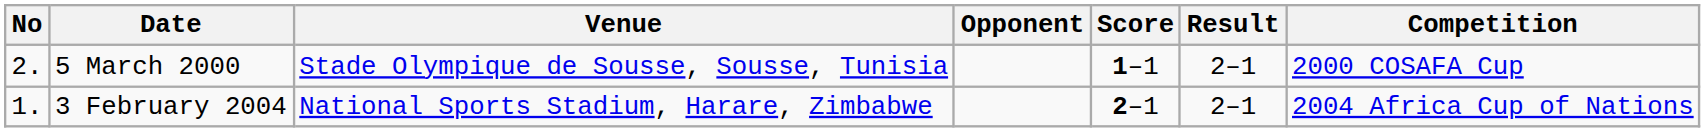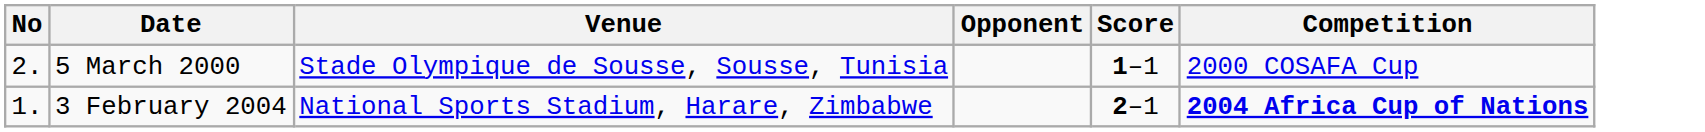- column: (1233, 25)
(1493, 107) normal -> (1388, 107) bold
